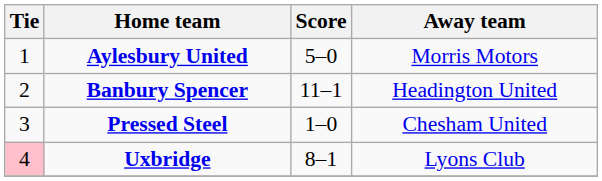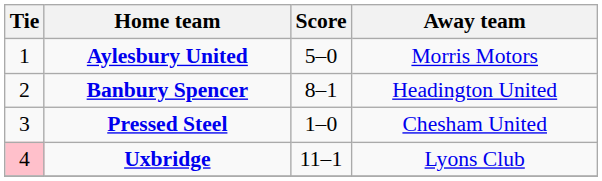(321, 90) 11–1 -> (321, 90) 8–1
(321, 158) 8–1 -> (321, 158) 11–1
